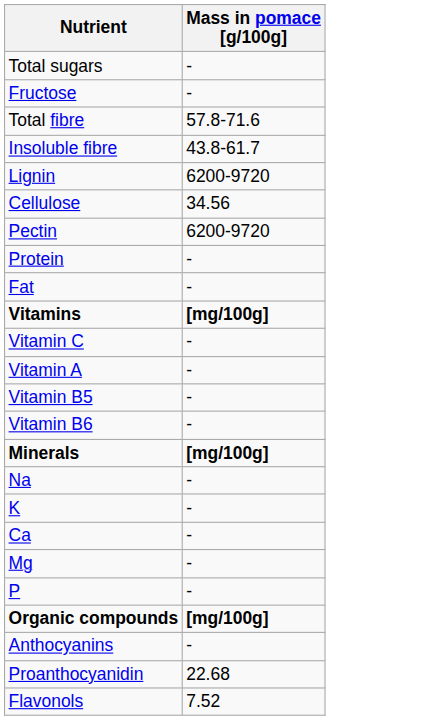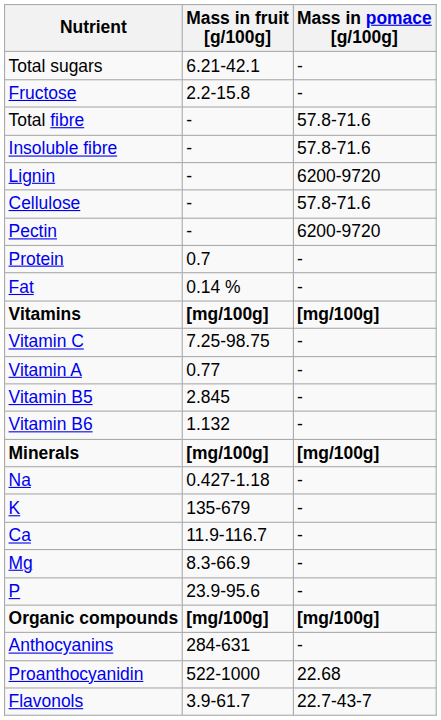+ column: (238, 28)
(223, 148) 43.8-61.7 -> (334, 148) 57.8-71.6
(208, 203) 34.56 -> (334, 203) 57.8-71.6
(203, 701) 7.52 -> (334, 701) 22.7-43-7
